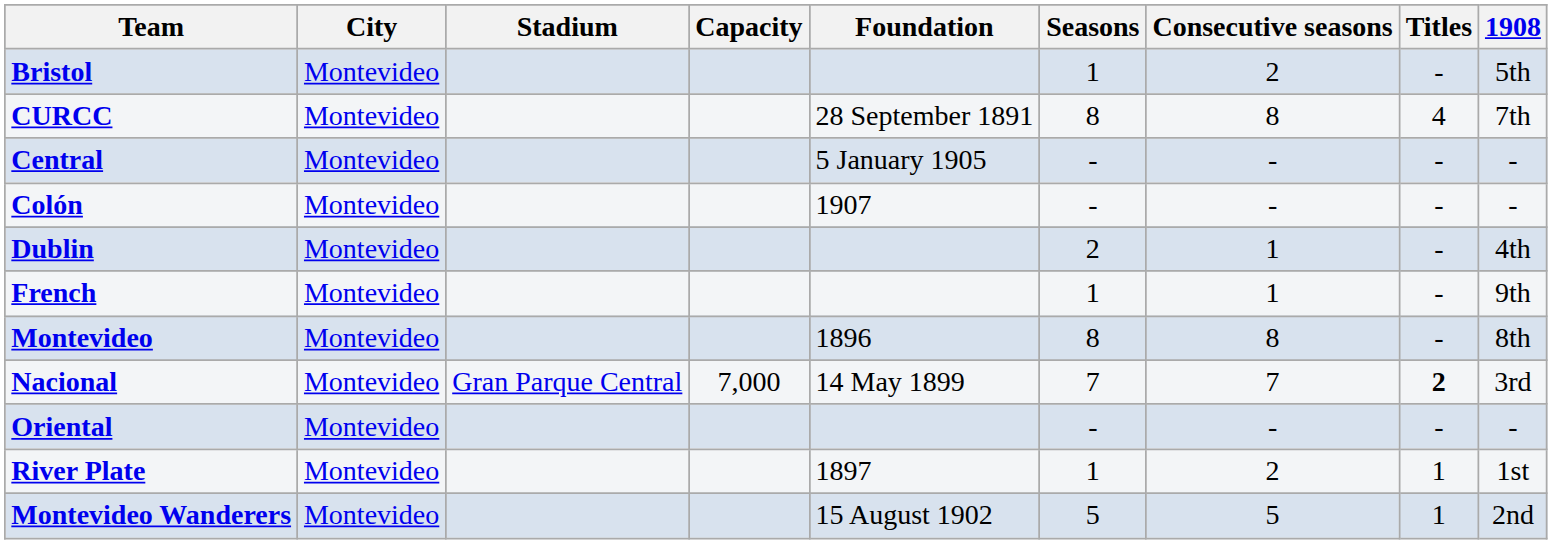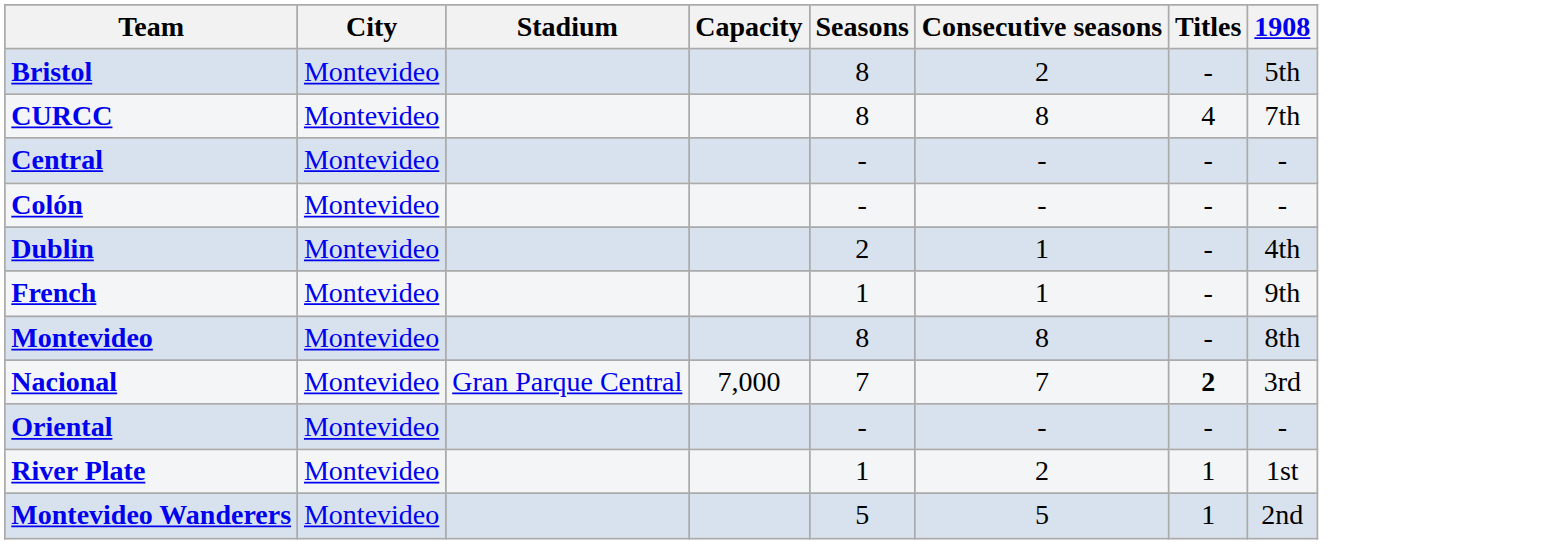- column: (924, 26)
(1093, 71) 1 -> (862, 71) 8
